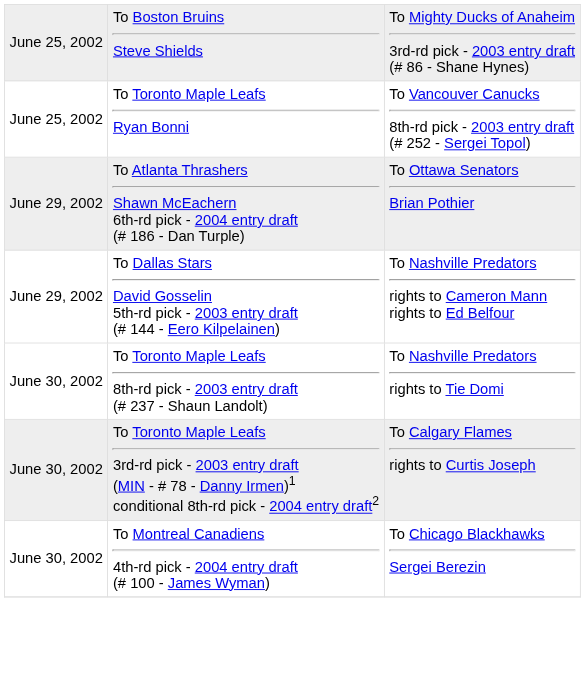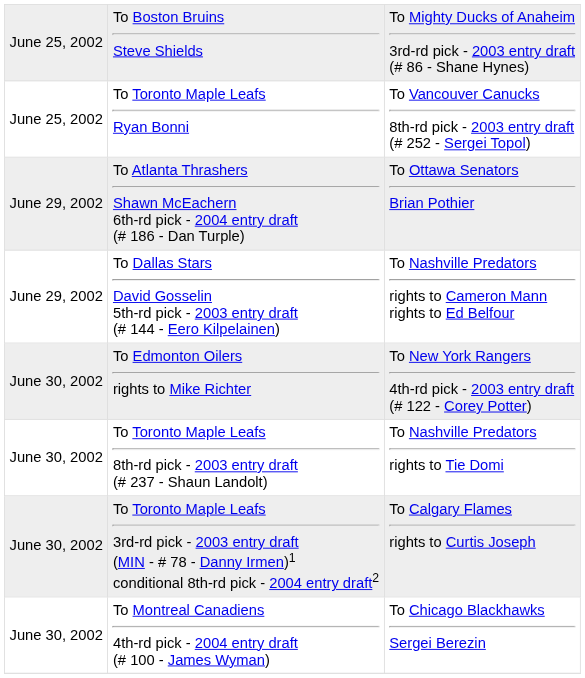+ row: (246, 372)
